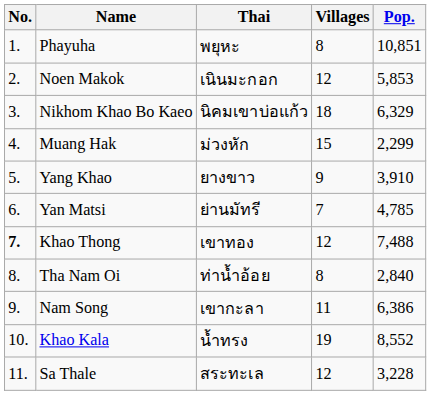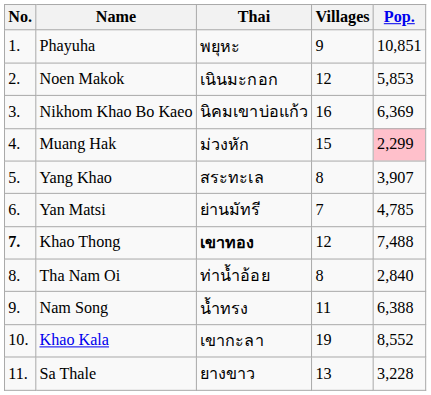(320, 46) 8 -> (320, 46) 9
(324, 111) 18 -> (324, 111) 16
(395, 111) 6,329 -> (395, 111) 6,369
(395, 144) no background -> (395, 144) pink background
(228, 177) ยางขาว -> (232, 177) สระทะเล
(320, 177) 9 -> (320, 177) 8
(395, 177) 3,910 -> (395, 177) 3,907
(227, 243) normal -> (227, 243) bold
(232, 308) เขากะลา -> (224, 308) น้ำทรง
(395, 308) 6,386 -> (395, 308) 6,388
(224, 341) น้ำทรง -> (232, 341) เขากะลา
(232, 373) สระทะเล -> (228, 373) ยางขาว
(324, 373) 12 -> (324, 373) 13
